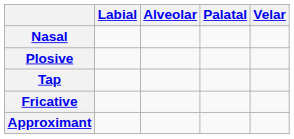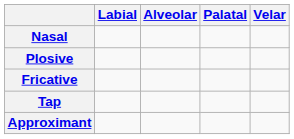rows swapped: (49, 101) <-> (49, 79)
